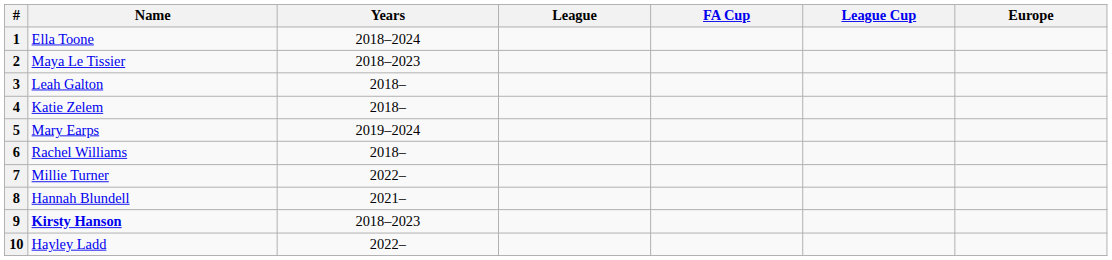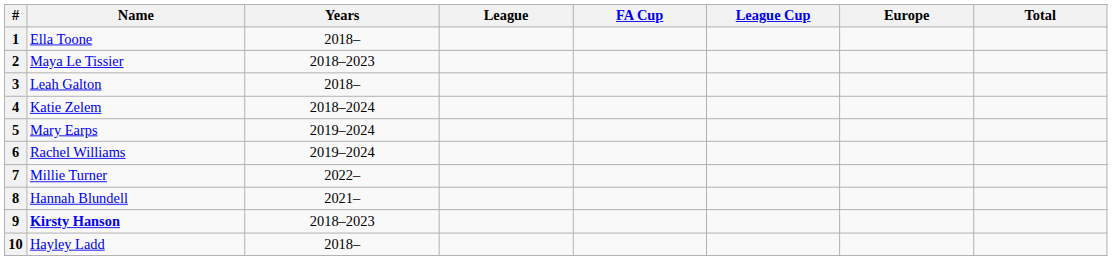+ column: (1040, 15)
(388, 38) 2018–2024 -> (342, 38) 2018–
(388, 107) 2018– -> (342, 107) 2018–2024
(388, 152) 2018– -> (342, 152) 2019–2024
(388, 244) 2022– -> (342, 244) 2018–
